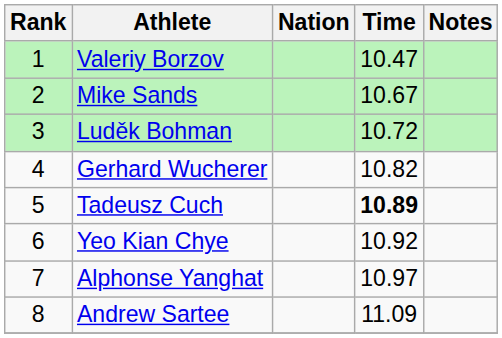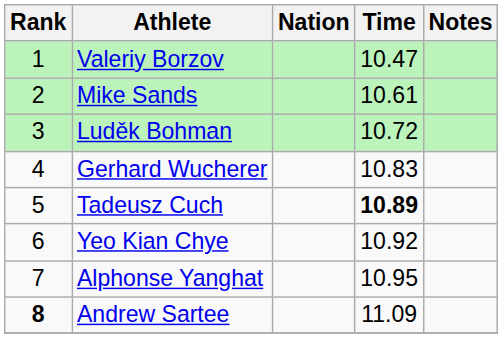(389, 95) 10.67 -> (389, 95) 10.61
(389, 168) 10.82 -> (389, 168) 10.83
(389, 278) 10.97 -> (389, 278) 10.95
(38, 315) normal -> (38, 315) bold
